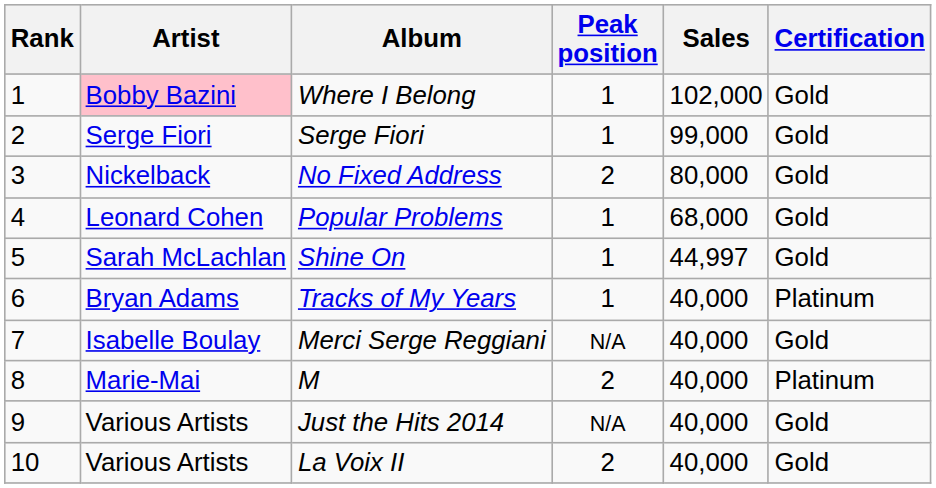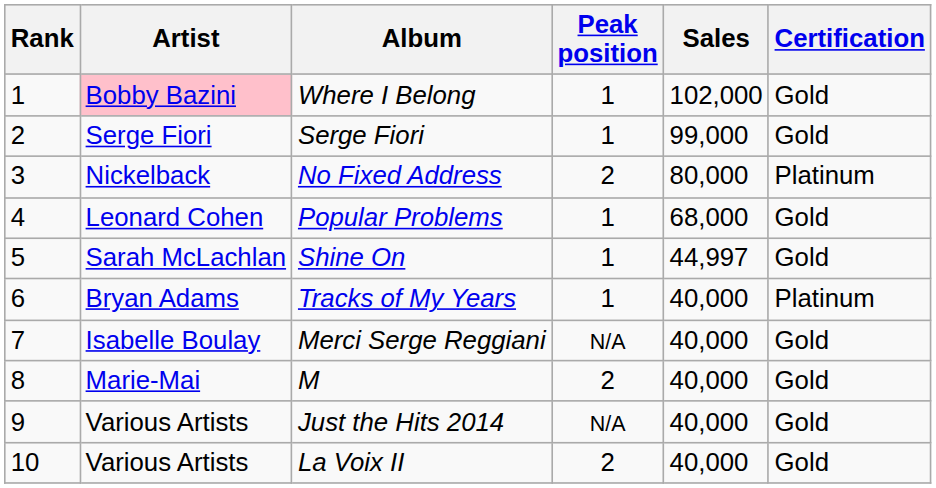(802, 176) Gold -> (825, 176) Platinum
(825, 380) Platinum -> (802, 380) Gold
